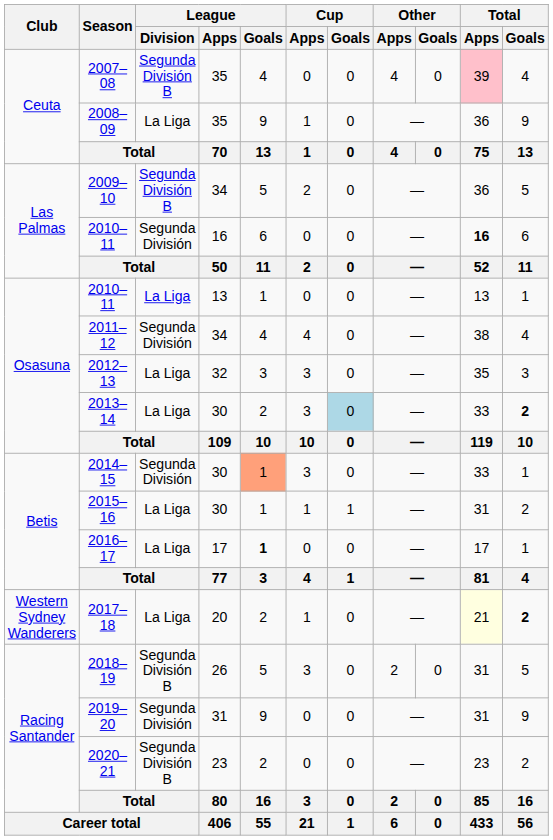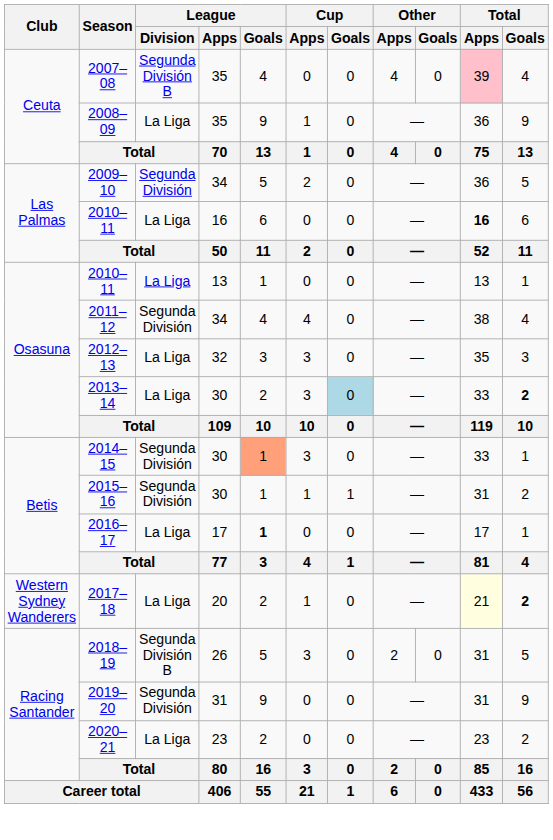(167, 190) Segunda División B -> (167, 182) Segunda División
(167, 236) Segunda División -> (167, 220) La Liga
(167, 510) La Liga -> (167, 494) Segunda División
(167, 763) Segunda División B -> (167, 739) La Liga
